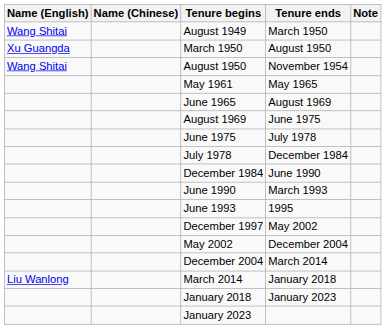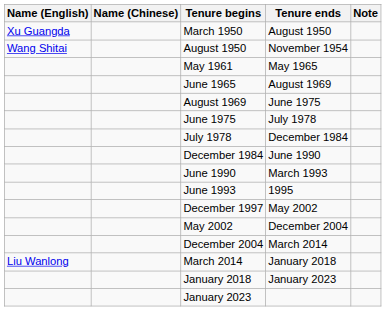- row: (215, 31)
